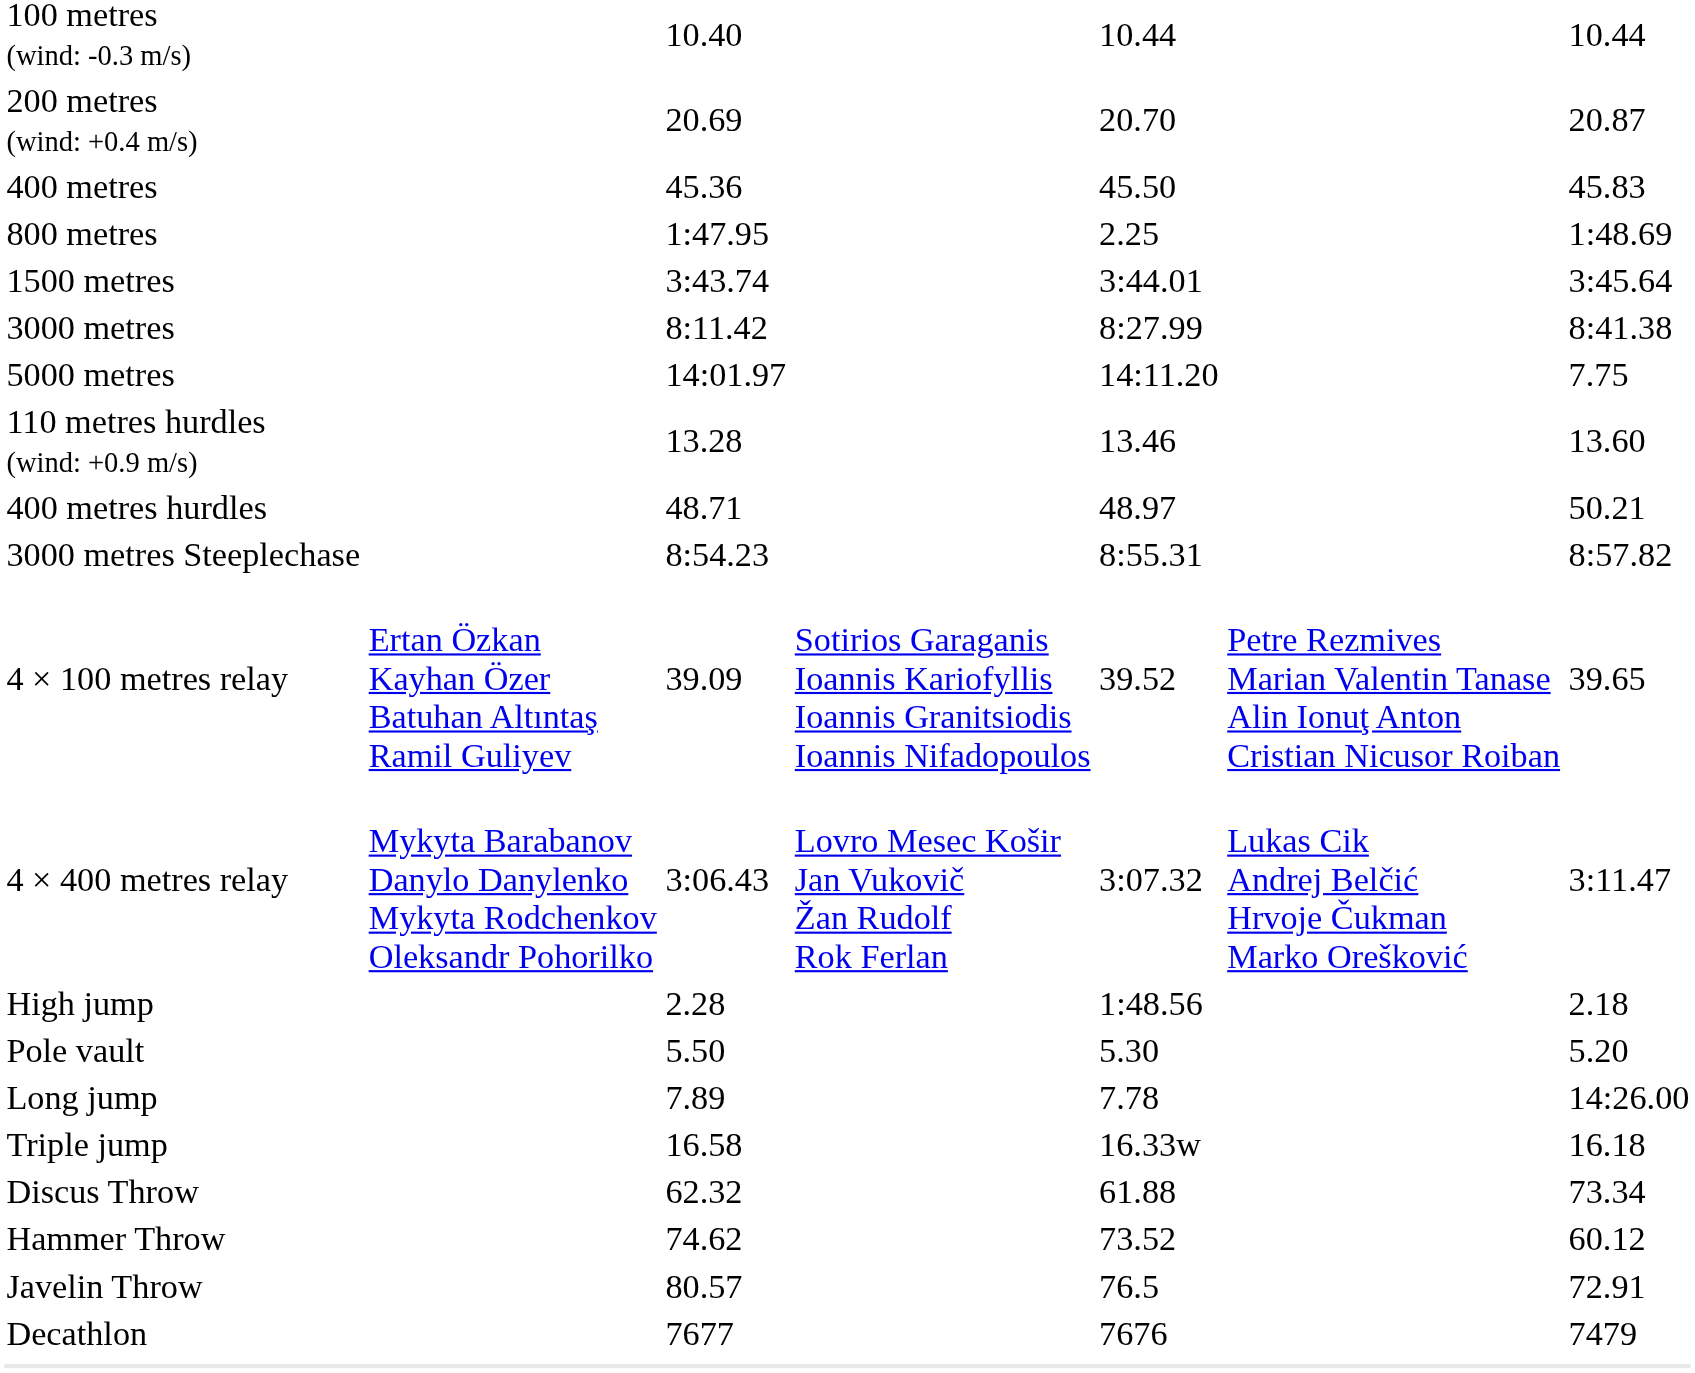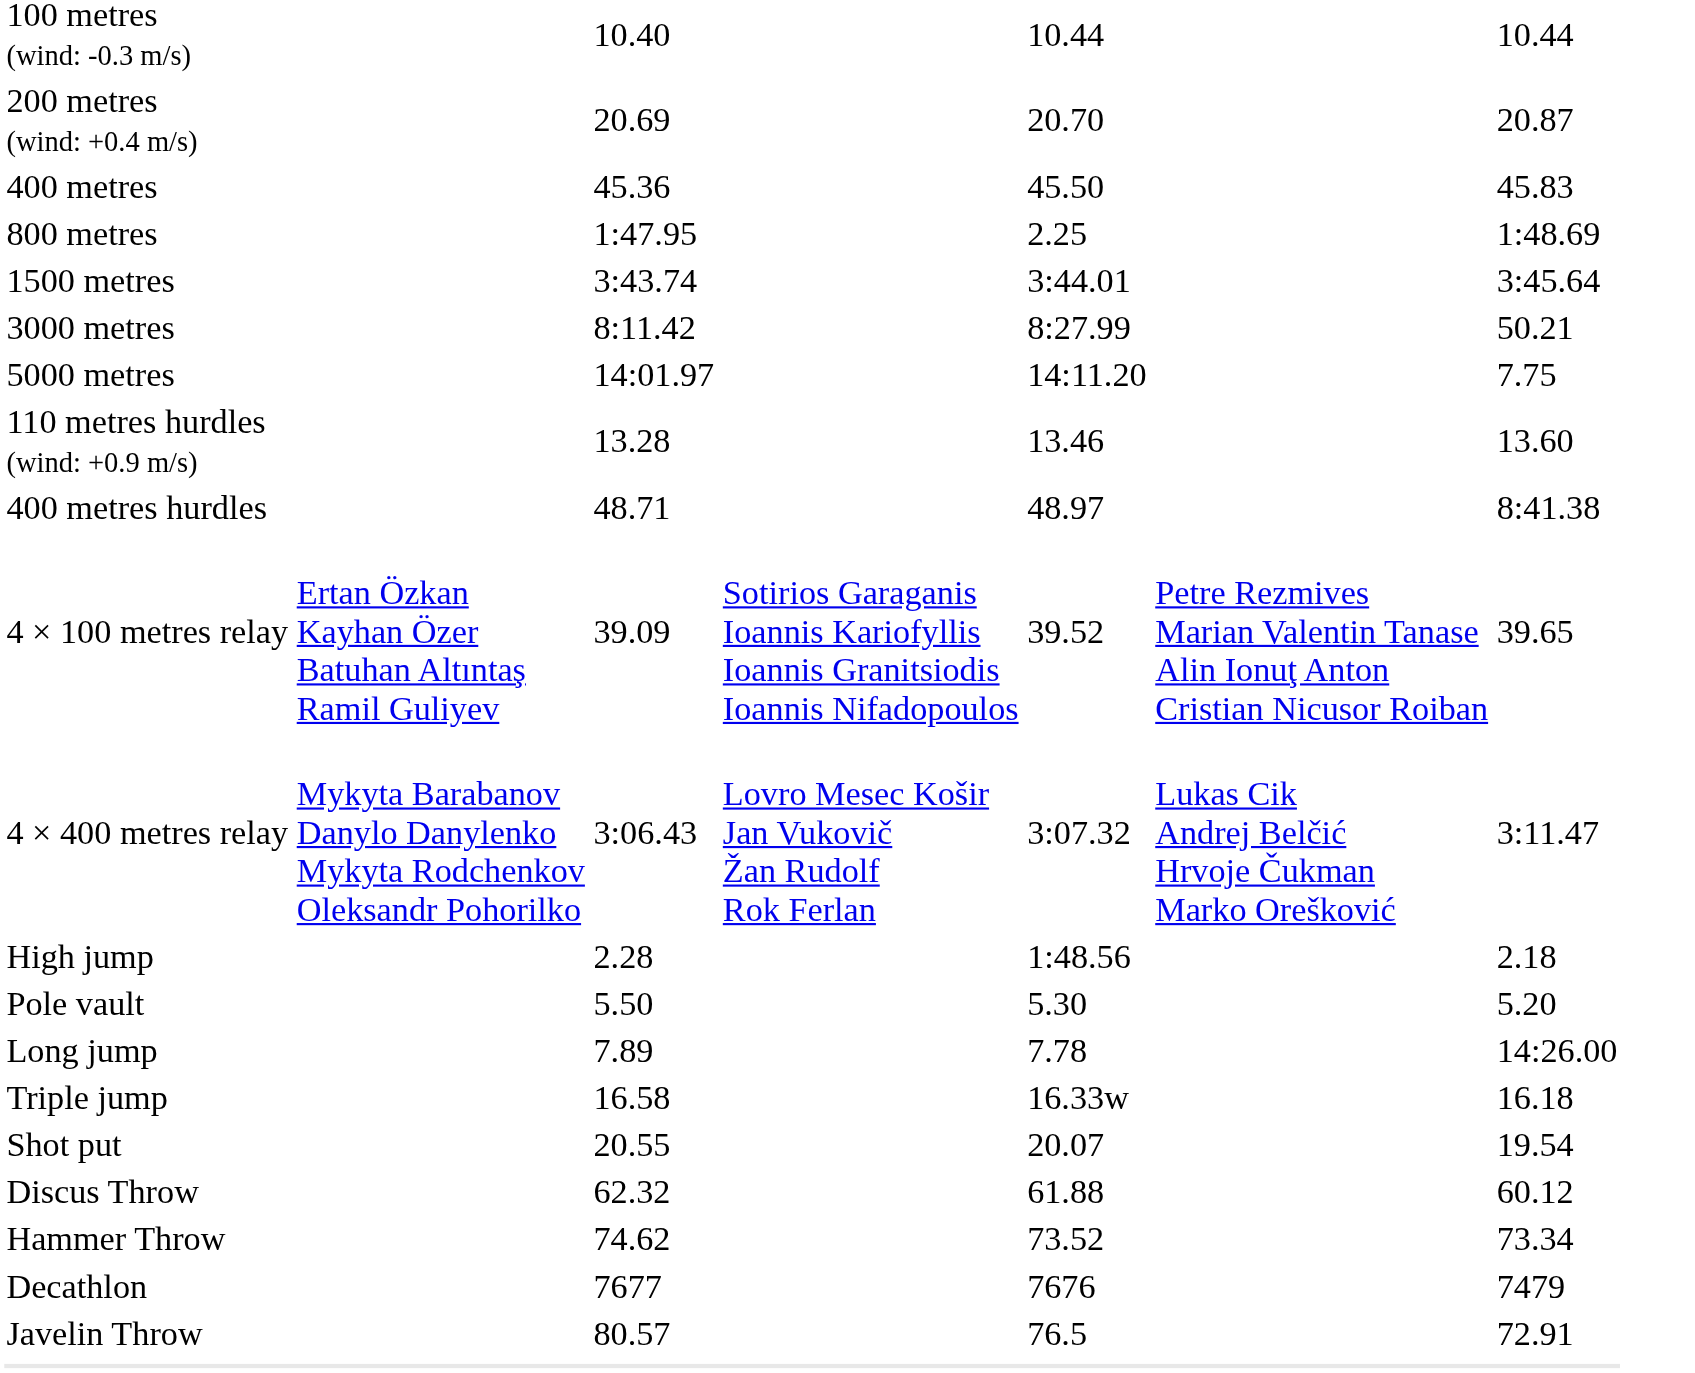(1620, 327) 8:41.38 -> (1535, 327) 50.21
(1607, 507) 50.21 -> (1549, 507) 8:41.38
- row: (183, 554)
+ row: (64, 1145)
(1607, 1192) 73.34 -> (1535, 1192) 60.12
(1607, 1239) 60.12 -> (1535, 1239) 73.34
rows swapped: (105, 1286) <-> (77, 1333)
